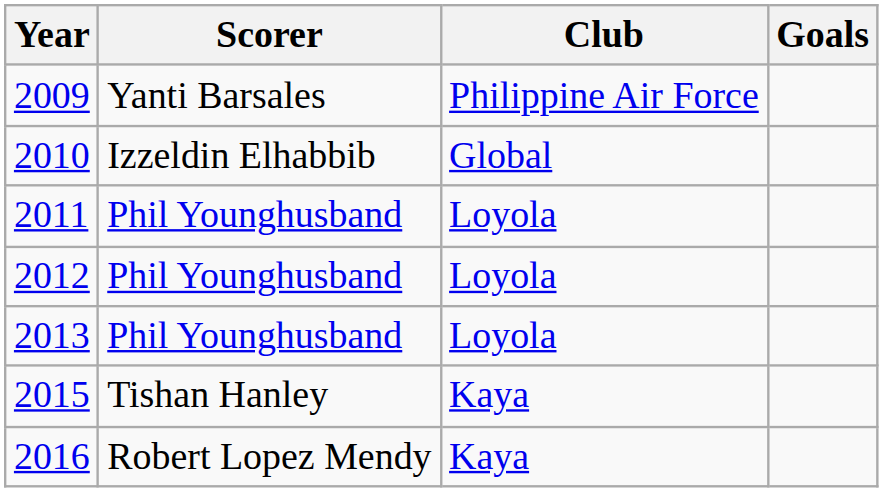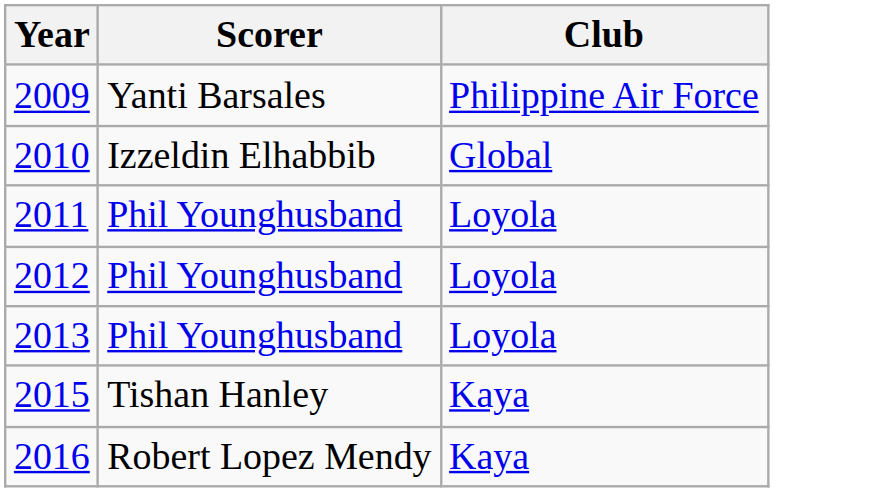- column: (823, 34)
